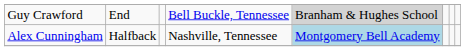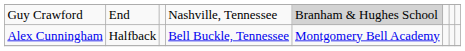(229, 14) Bell Buckle, Tennessee -> (223, 14) Nashville, Tennessee
(223, 35) Nashville, Tennessee -> (229, 35) Bell Buckle, Tennessee
(367, 35) lightblue background -> (367, 35) no background
